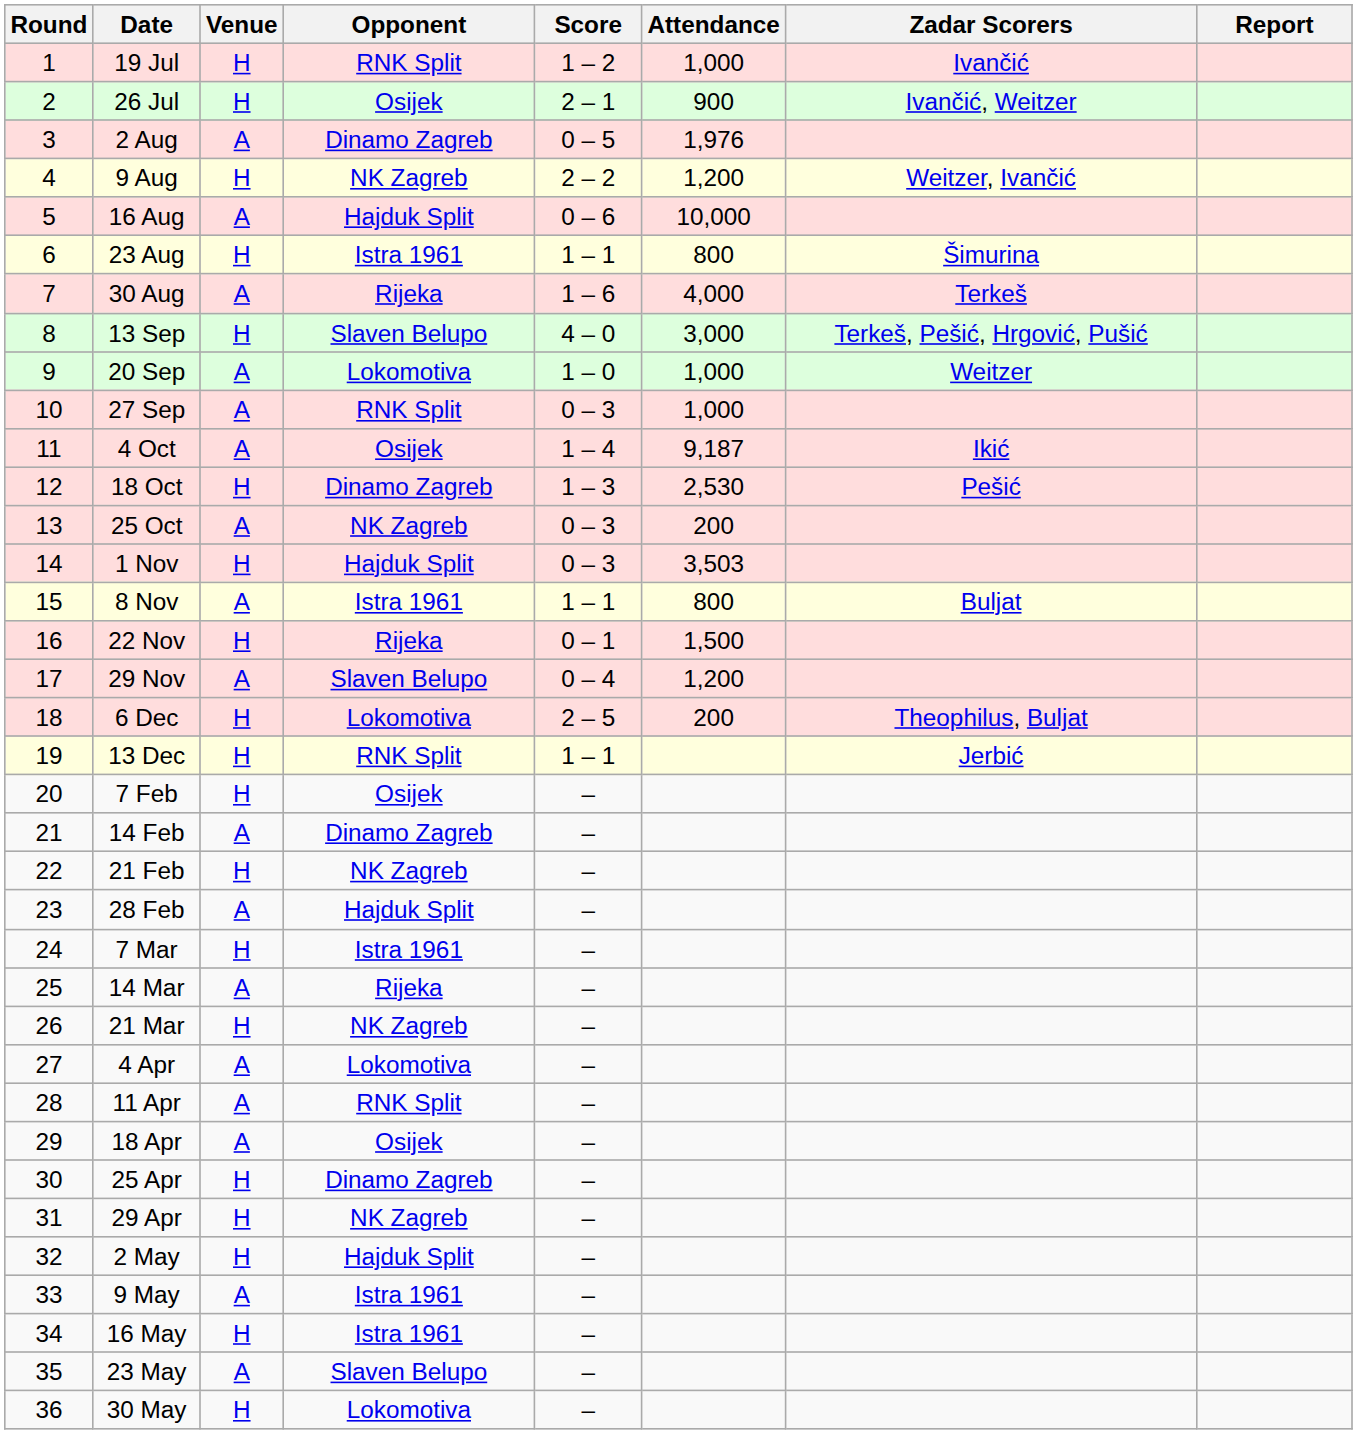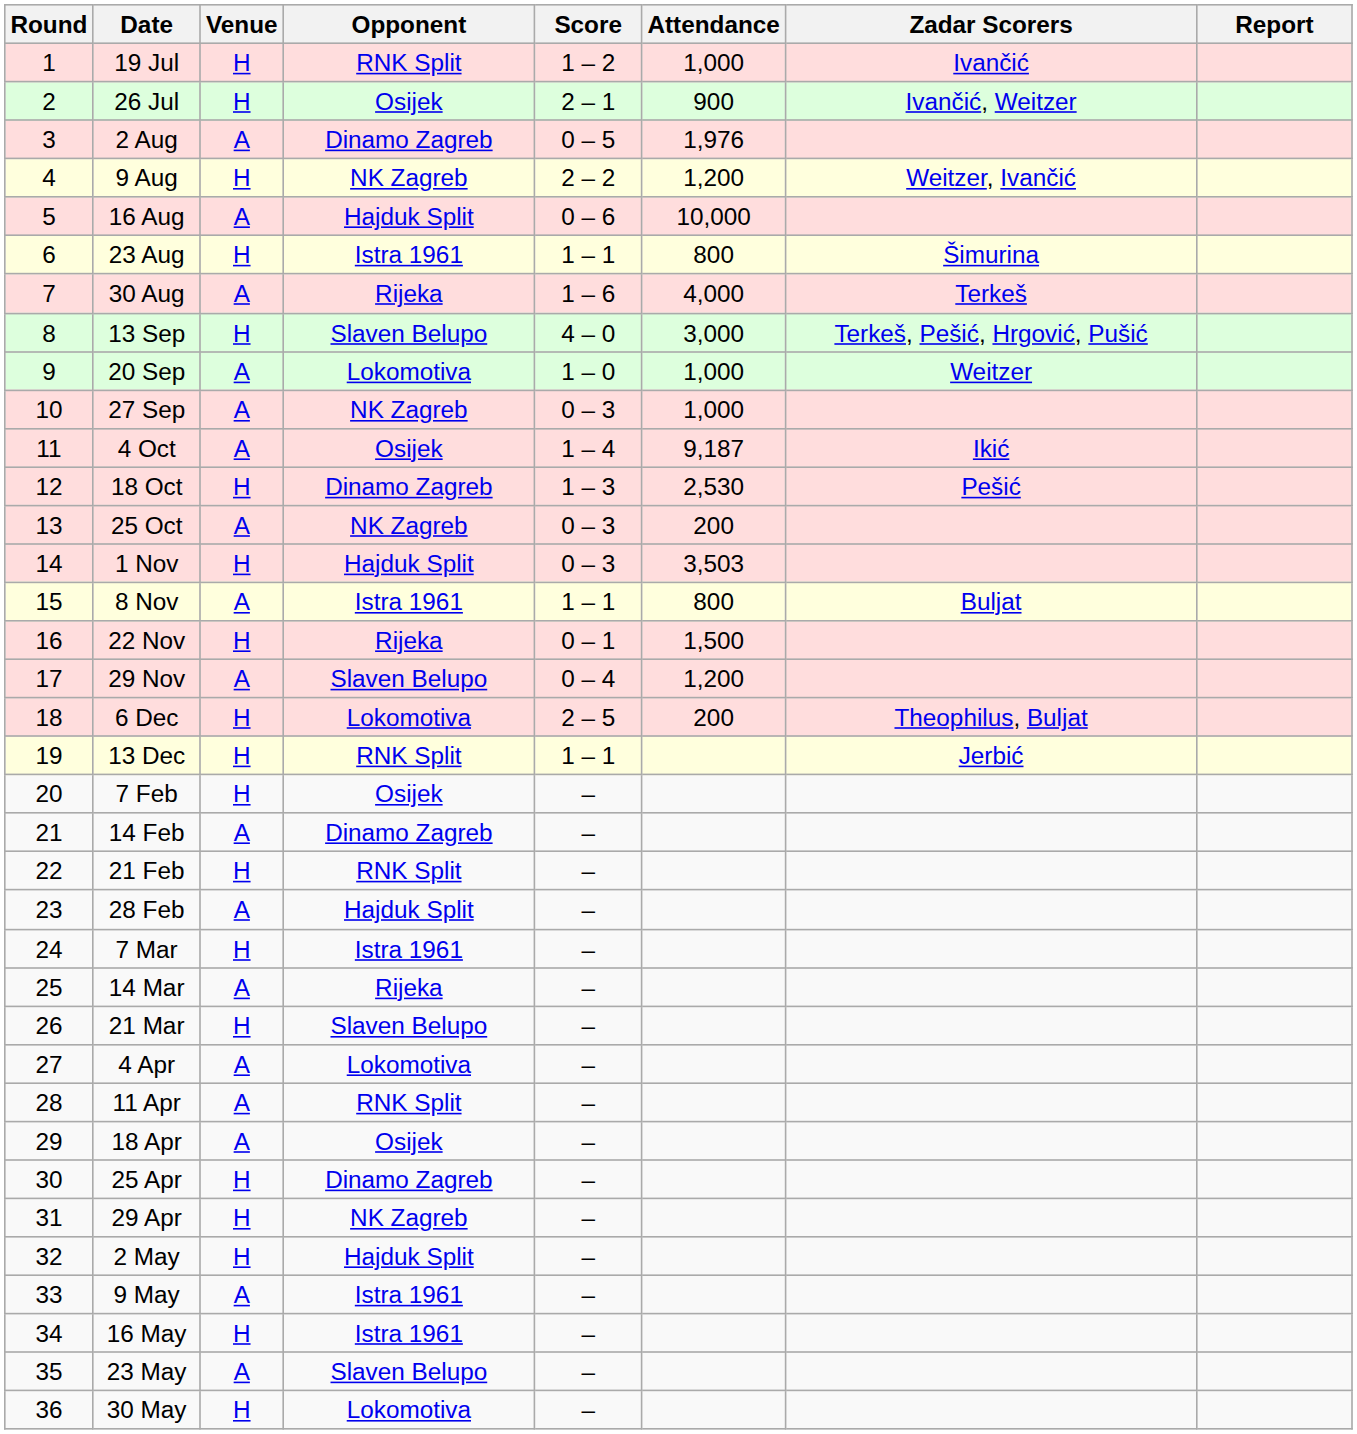(409, 409) RNK Split -> (409, 409) NK Zagreb
(409, 871) NK Zagreb -> (409, 871) RNK Split
(409, 1025) NK Zagreb -> (409, 1025) Slaven Belupo
